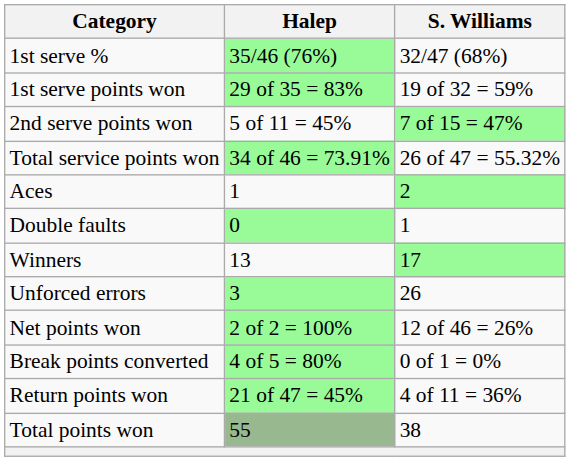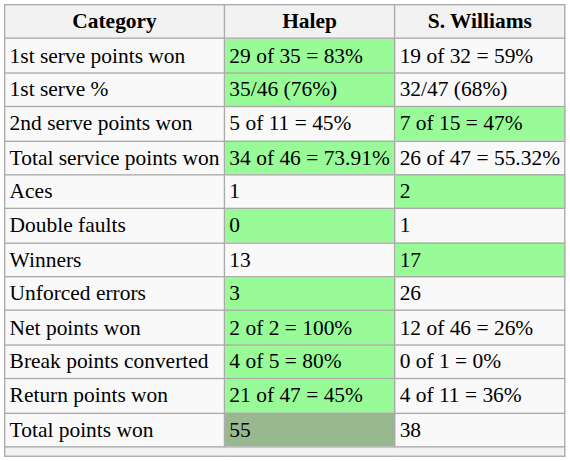rows swapped: (59, 55) <-> (97, 89)
